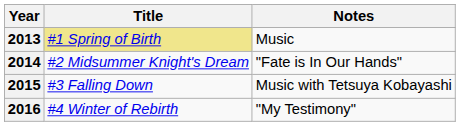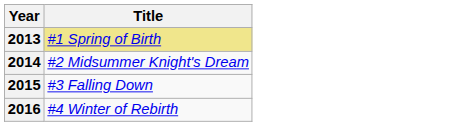- column: (354, 16)
